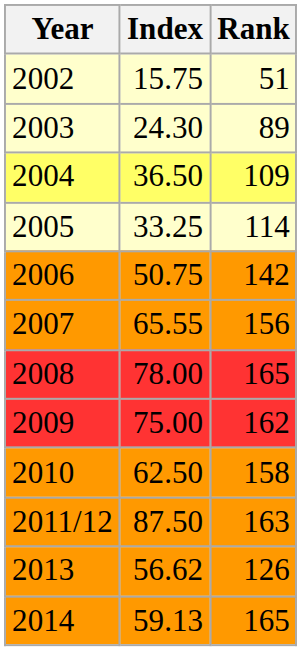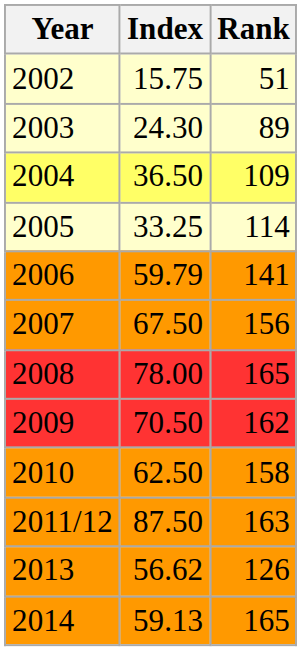(168, 275) 50.75 -> (168, 275) 59.79
(266, 275) 142 -> (266, 275) 141
(168, 324) 65.55 -> (168, 324) 67.50
(168, 422) 75.00 -> (168, 422) 70.50
